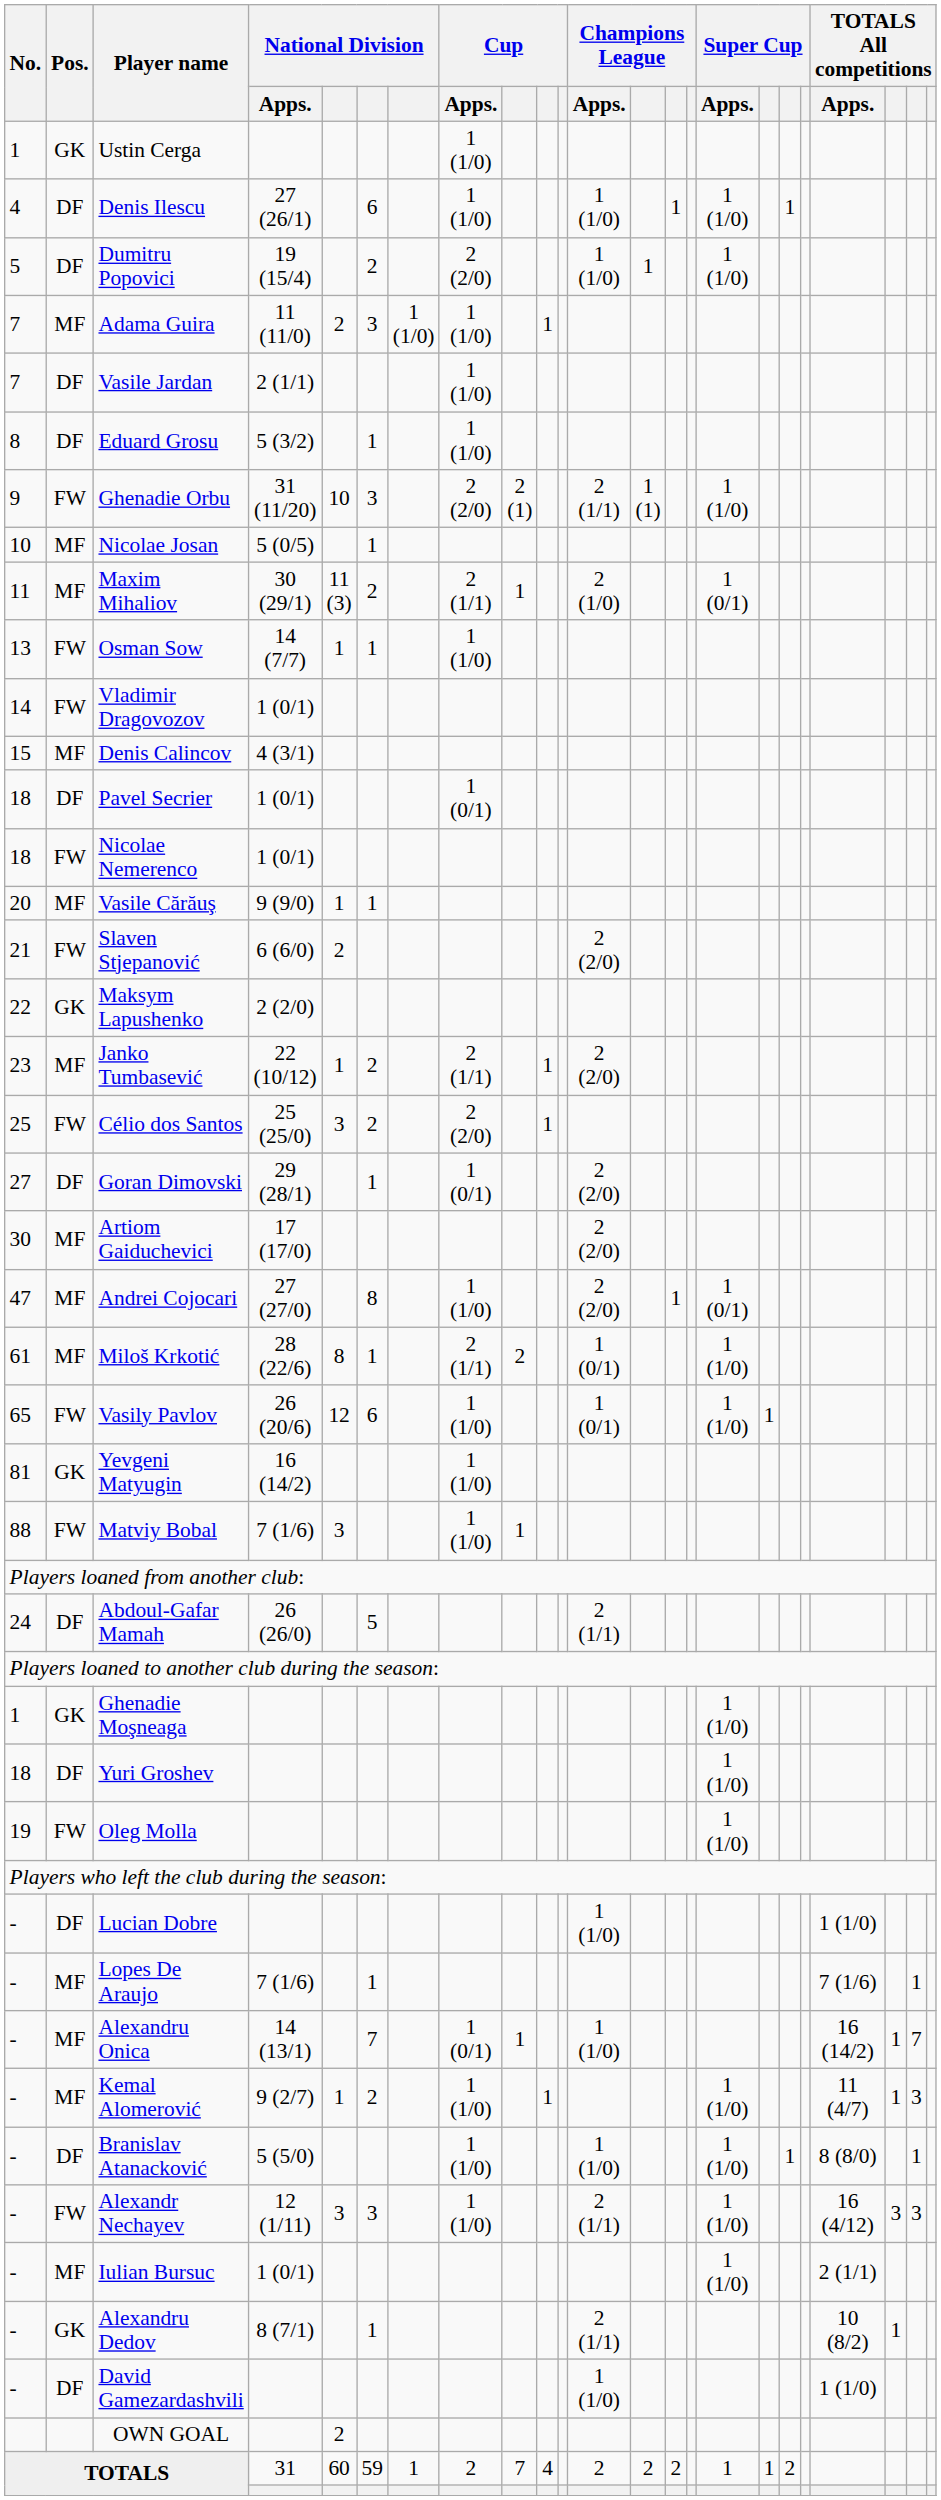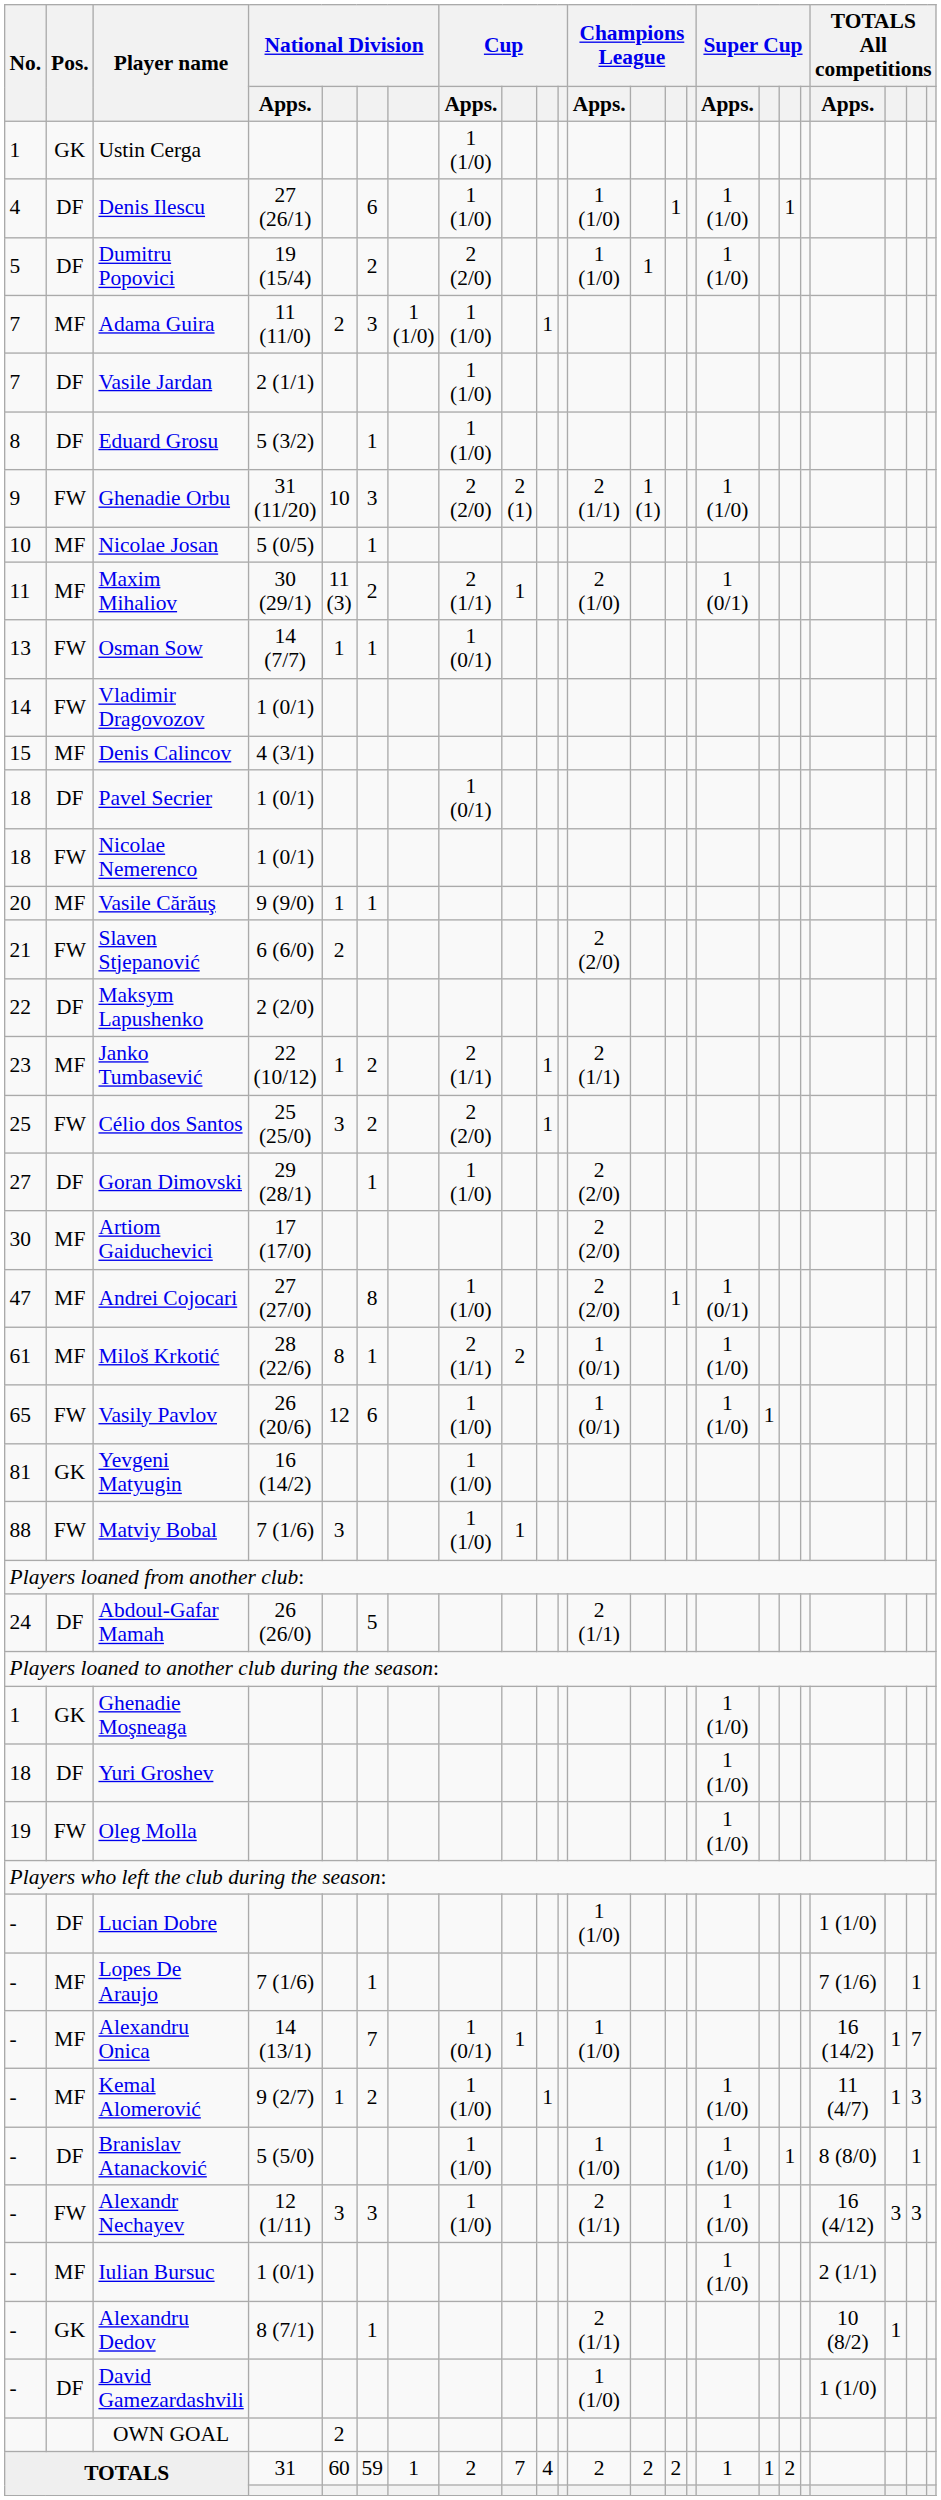(471, 648) 1 (1/0) -> (471, 648) 1 (0/1)
(70, 1007) GK -> (70, 1007) DF
(599, 1065) 2 (2/0) -> (599, 1065) 2 (1/1)
(471, 1181) 1 (0/1) -> (471, 1181) 1 (1/0)
